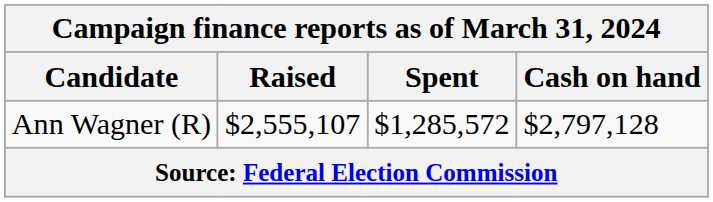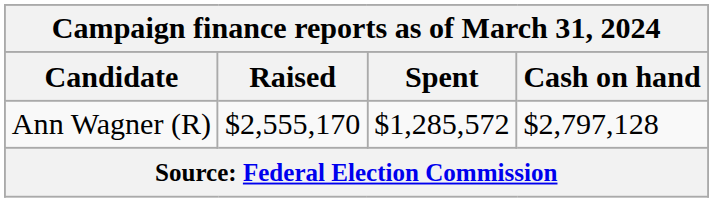(293, 123) $2,555,107 -> (293, 123) $2,555,170
